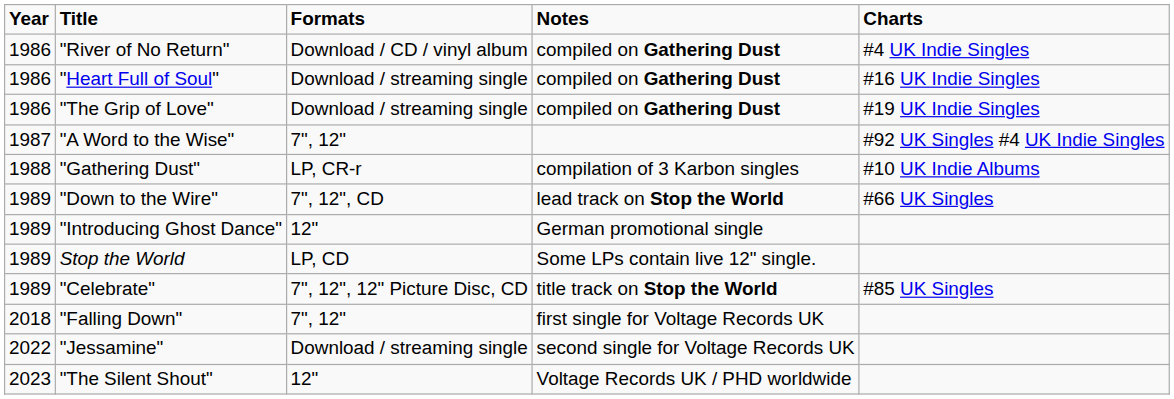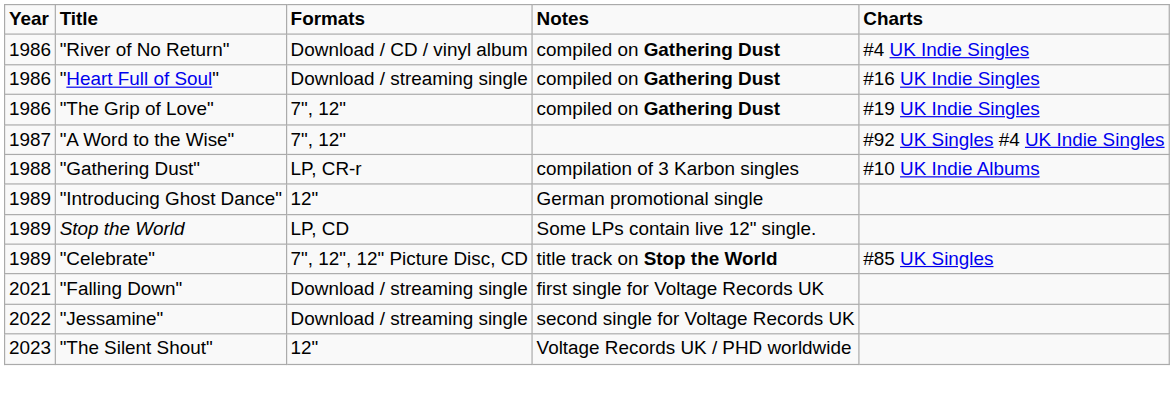(409, 109) Download / streaming single -> (318, 109) 7", 12"
- row: (139, 199)
(30, 318) 2018 -> (30, 288) 2021
(318, 318) 7", 12" -> (409, 288) Download / streaming single
